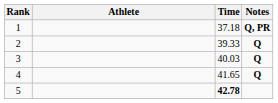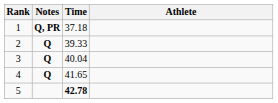columns swapped: (124, 12) <-> (257, 12)
(229, 59) 40.03 -> (76, 59) 40.04
